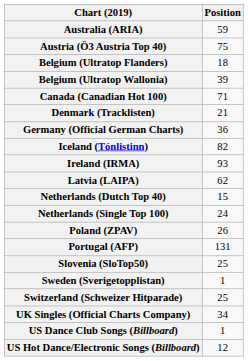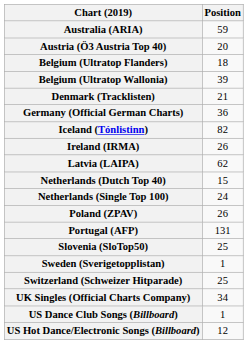(223, 46) 75 -> (223, 46) 20
- row: (103, 96)
(223, 163) 93 -> (223, 146) 26
